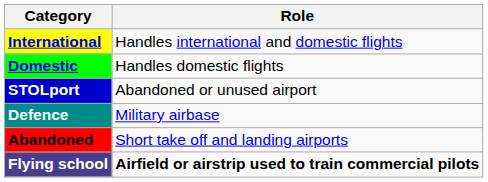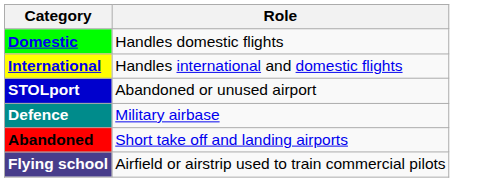rows swapped: (55, 41) <-> (43, 66)
(297, 164) bold -> (280, 164) normal
